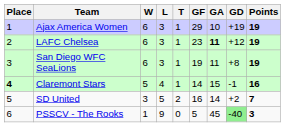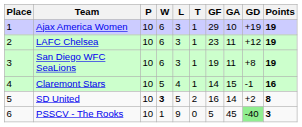+ column: (148, 12)
(215, 42) bold -> (231, 42) normal
(9, 83) bold -> (9, 83) normal
(145, 99) normal -> (162, 99) bold
(252, 99) 7 -> (268, 99) 8
